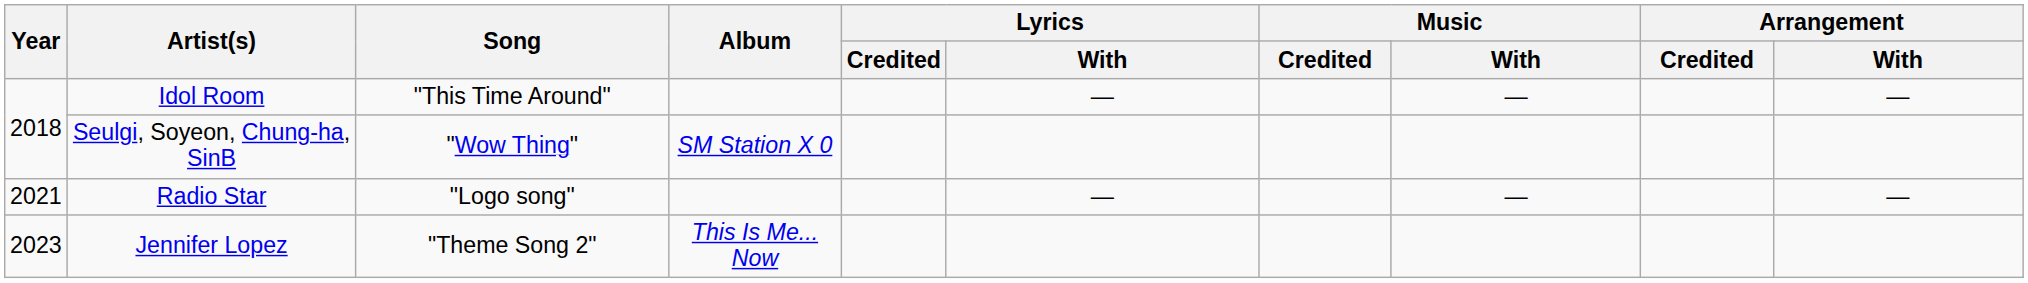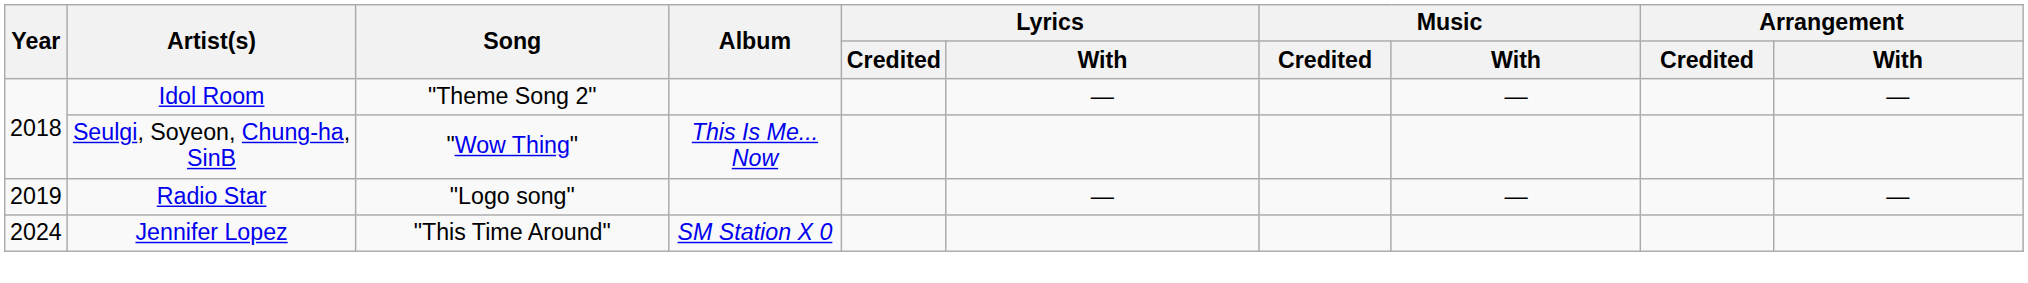(512, 96) "This Time Around" -> (512, 96) "Theme Song 2"
(755, 146) SM Station X 0 -> (755, 146) This Is Me... Now
(36, 196) 2021 -> (36, 196) 2019
(36, 246) 2023 -> (36, 232) 2024
(512, 246) "Theme Song 2" -> (512, 232) "This Time Around"
(755, 246) This Is Me... Now -> (755, 232) SM Station X 0
